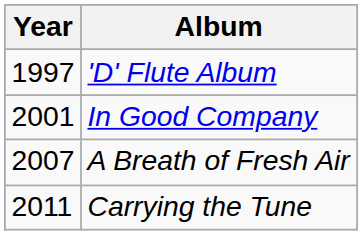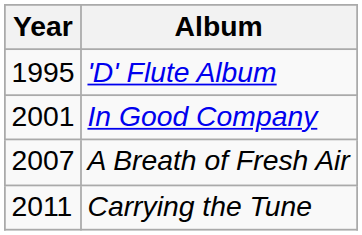(43, 71) 1997 -> (43, 71) 1995
